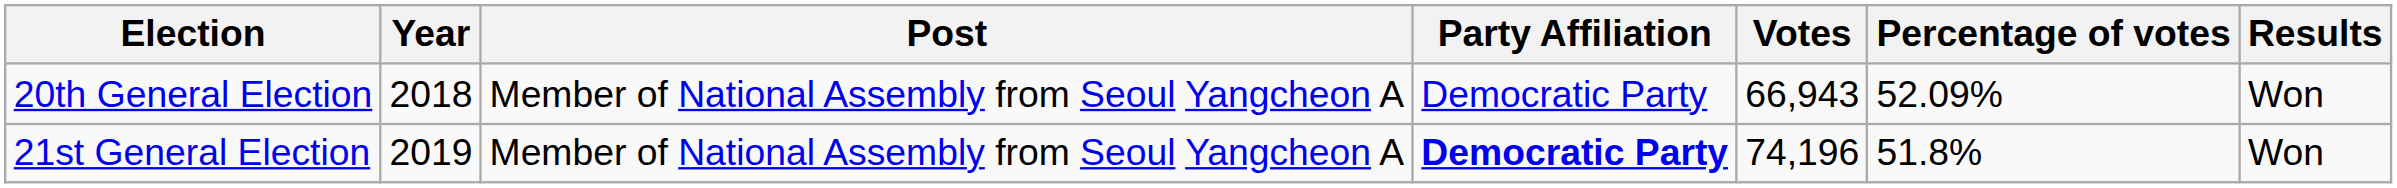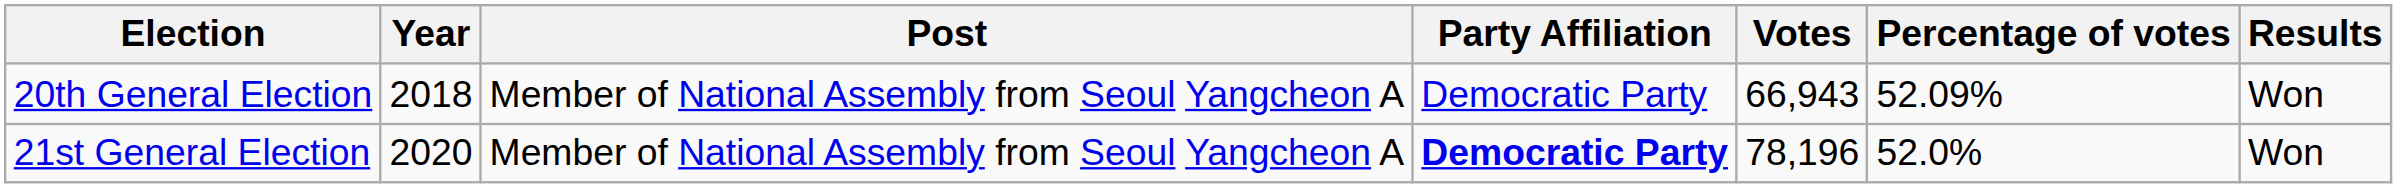(431, 152) 2019 -> (431, 152) 2020
(1802, 152) 74,196 -> (1802, 152) 78,196
(1929, 152) 51.8% -> (1929, 152) 52.0%
